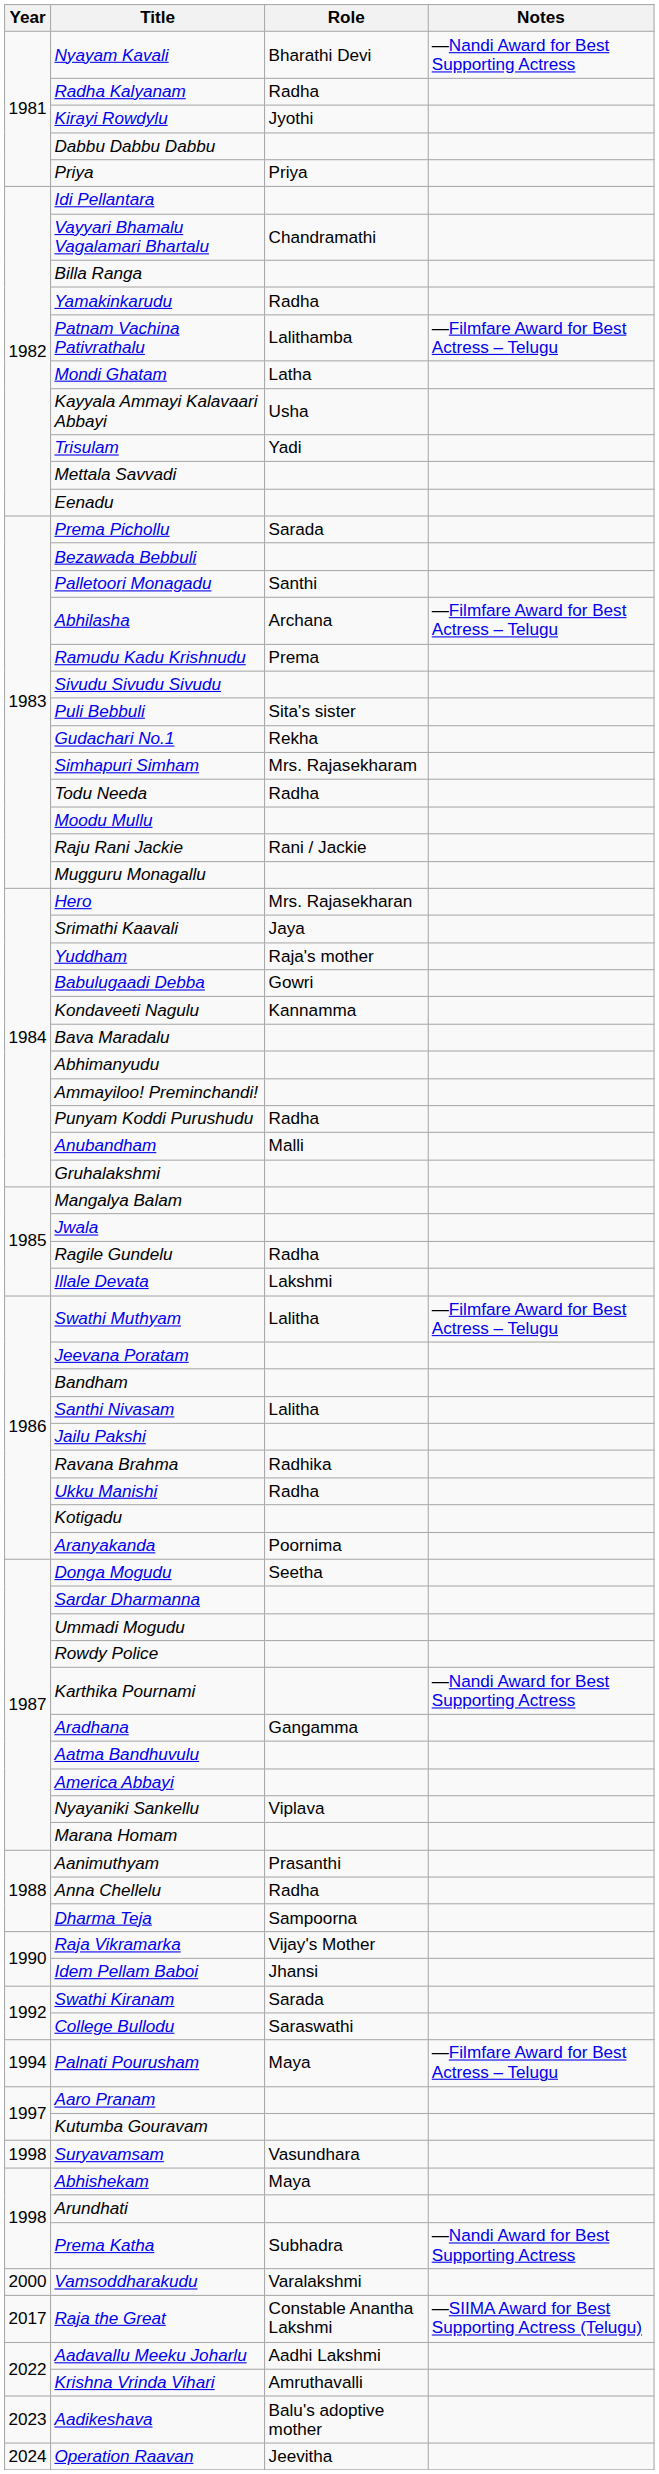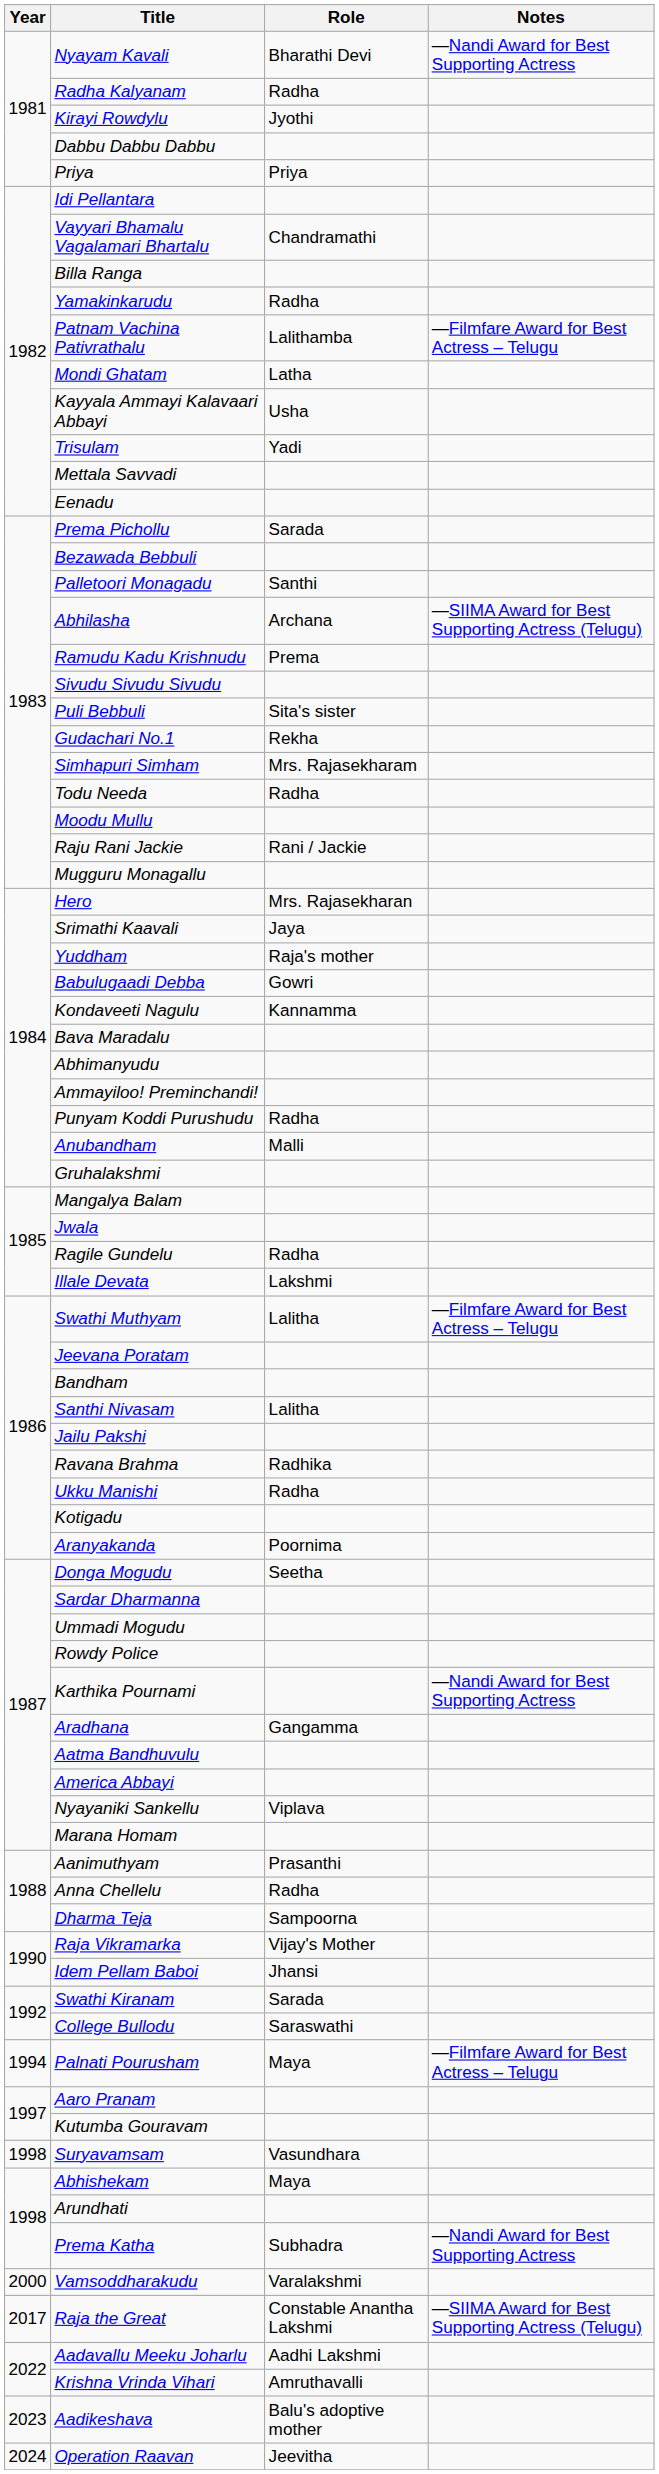(529, 620) —Filmfare Award for Best Actress – Telugu -> (537, 620) —SIIMA Award for Best Supporting Actress (Telugu)
